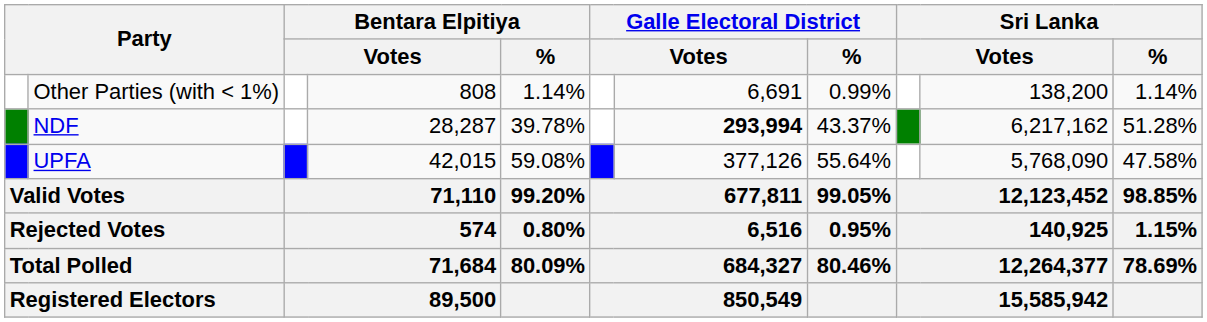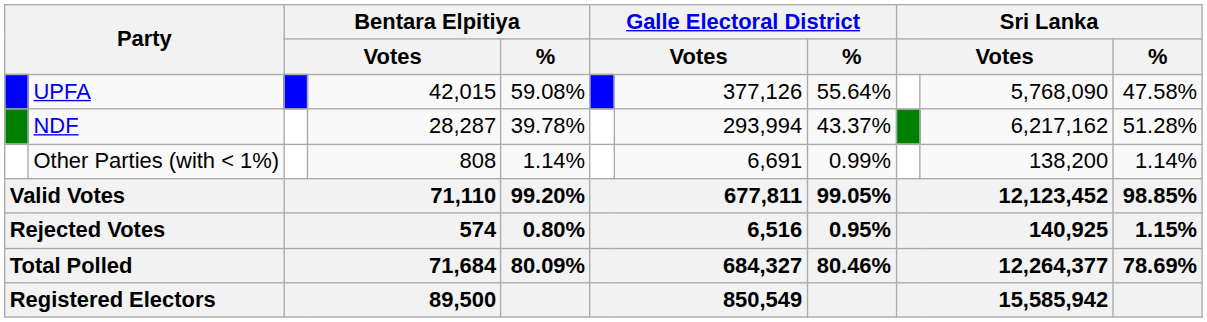rows swapped: (62, 160) <-> (156, 91)
(763, 126) bold -> (763, 126) normal
